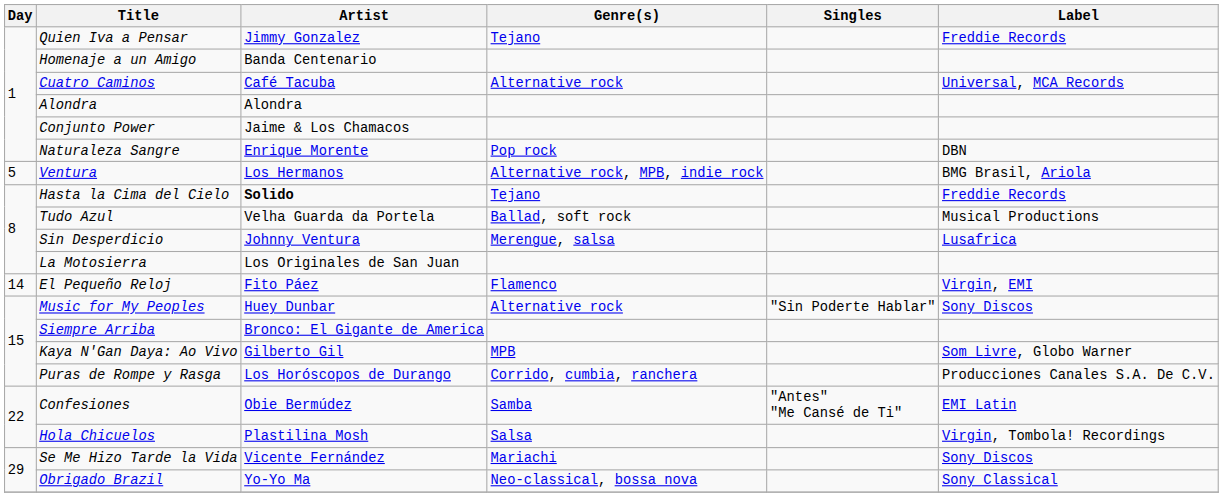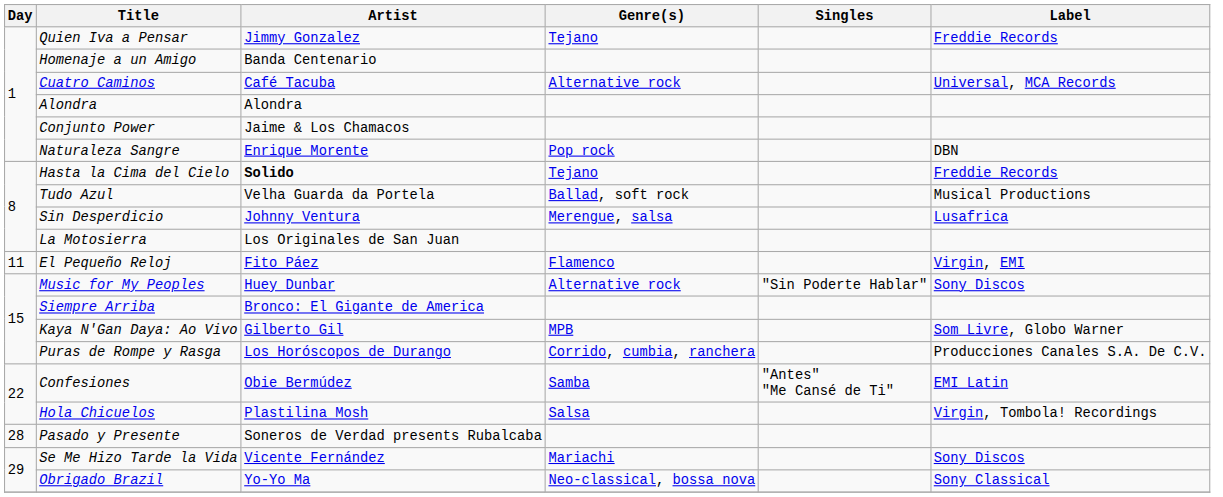- row: (68, 173)
(16, 285) 14 -> (16, 263) 11
+ row: (109, 436)
